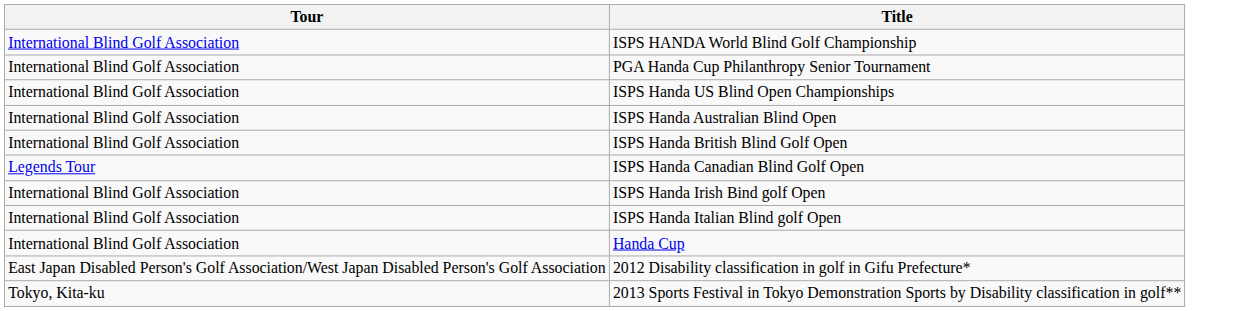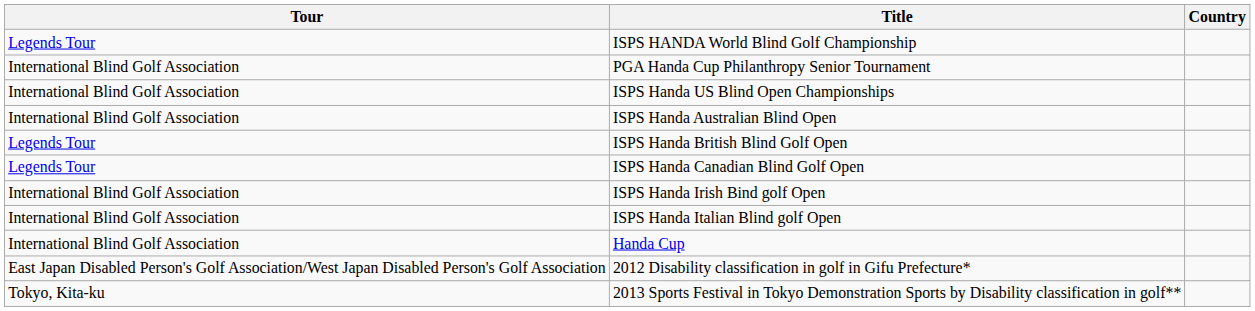+ column: (1217, 17)
(124, 42) International Blind Golf Association -> (52, 42) Legends Tour
(124, 142) International Blind Golf Association -> (52, 142) Legends Tour
